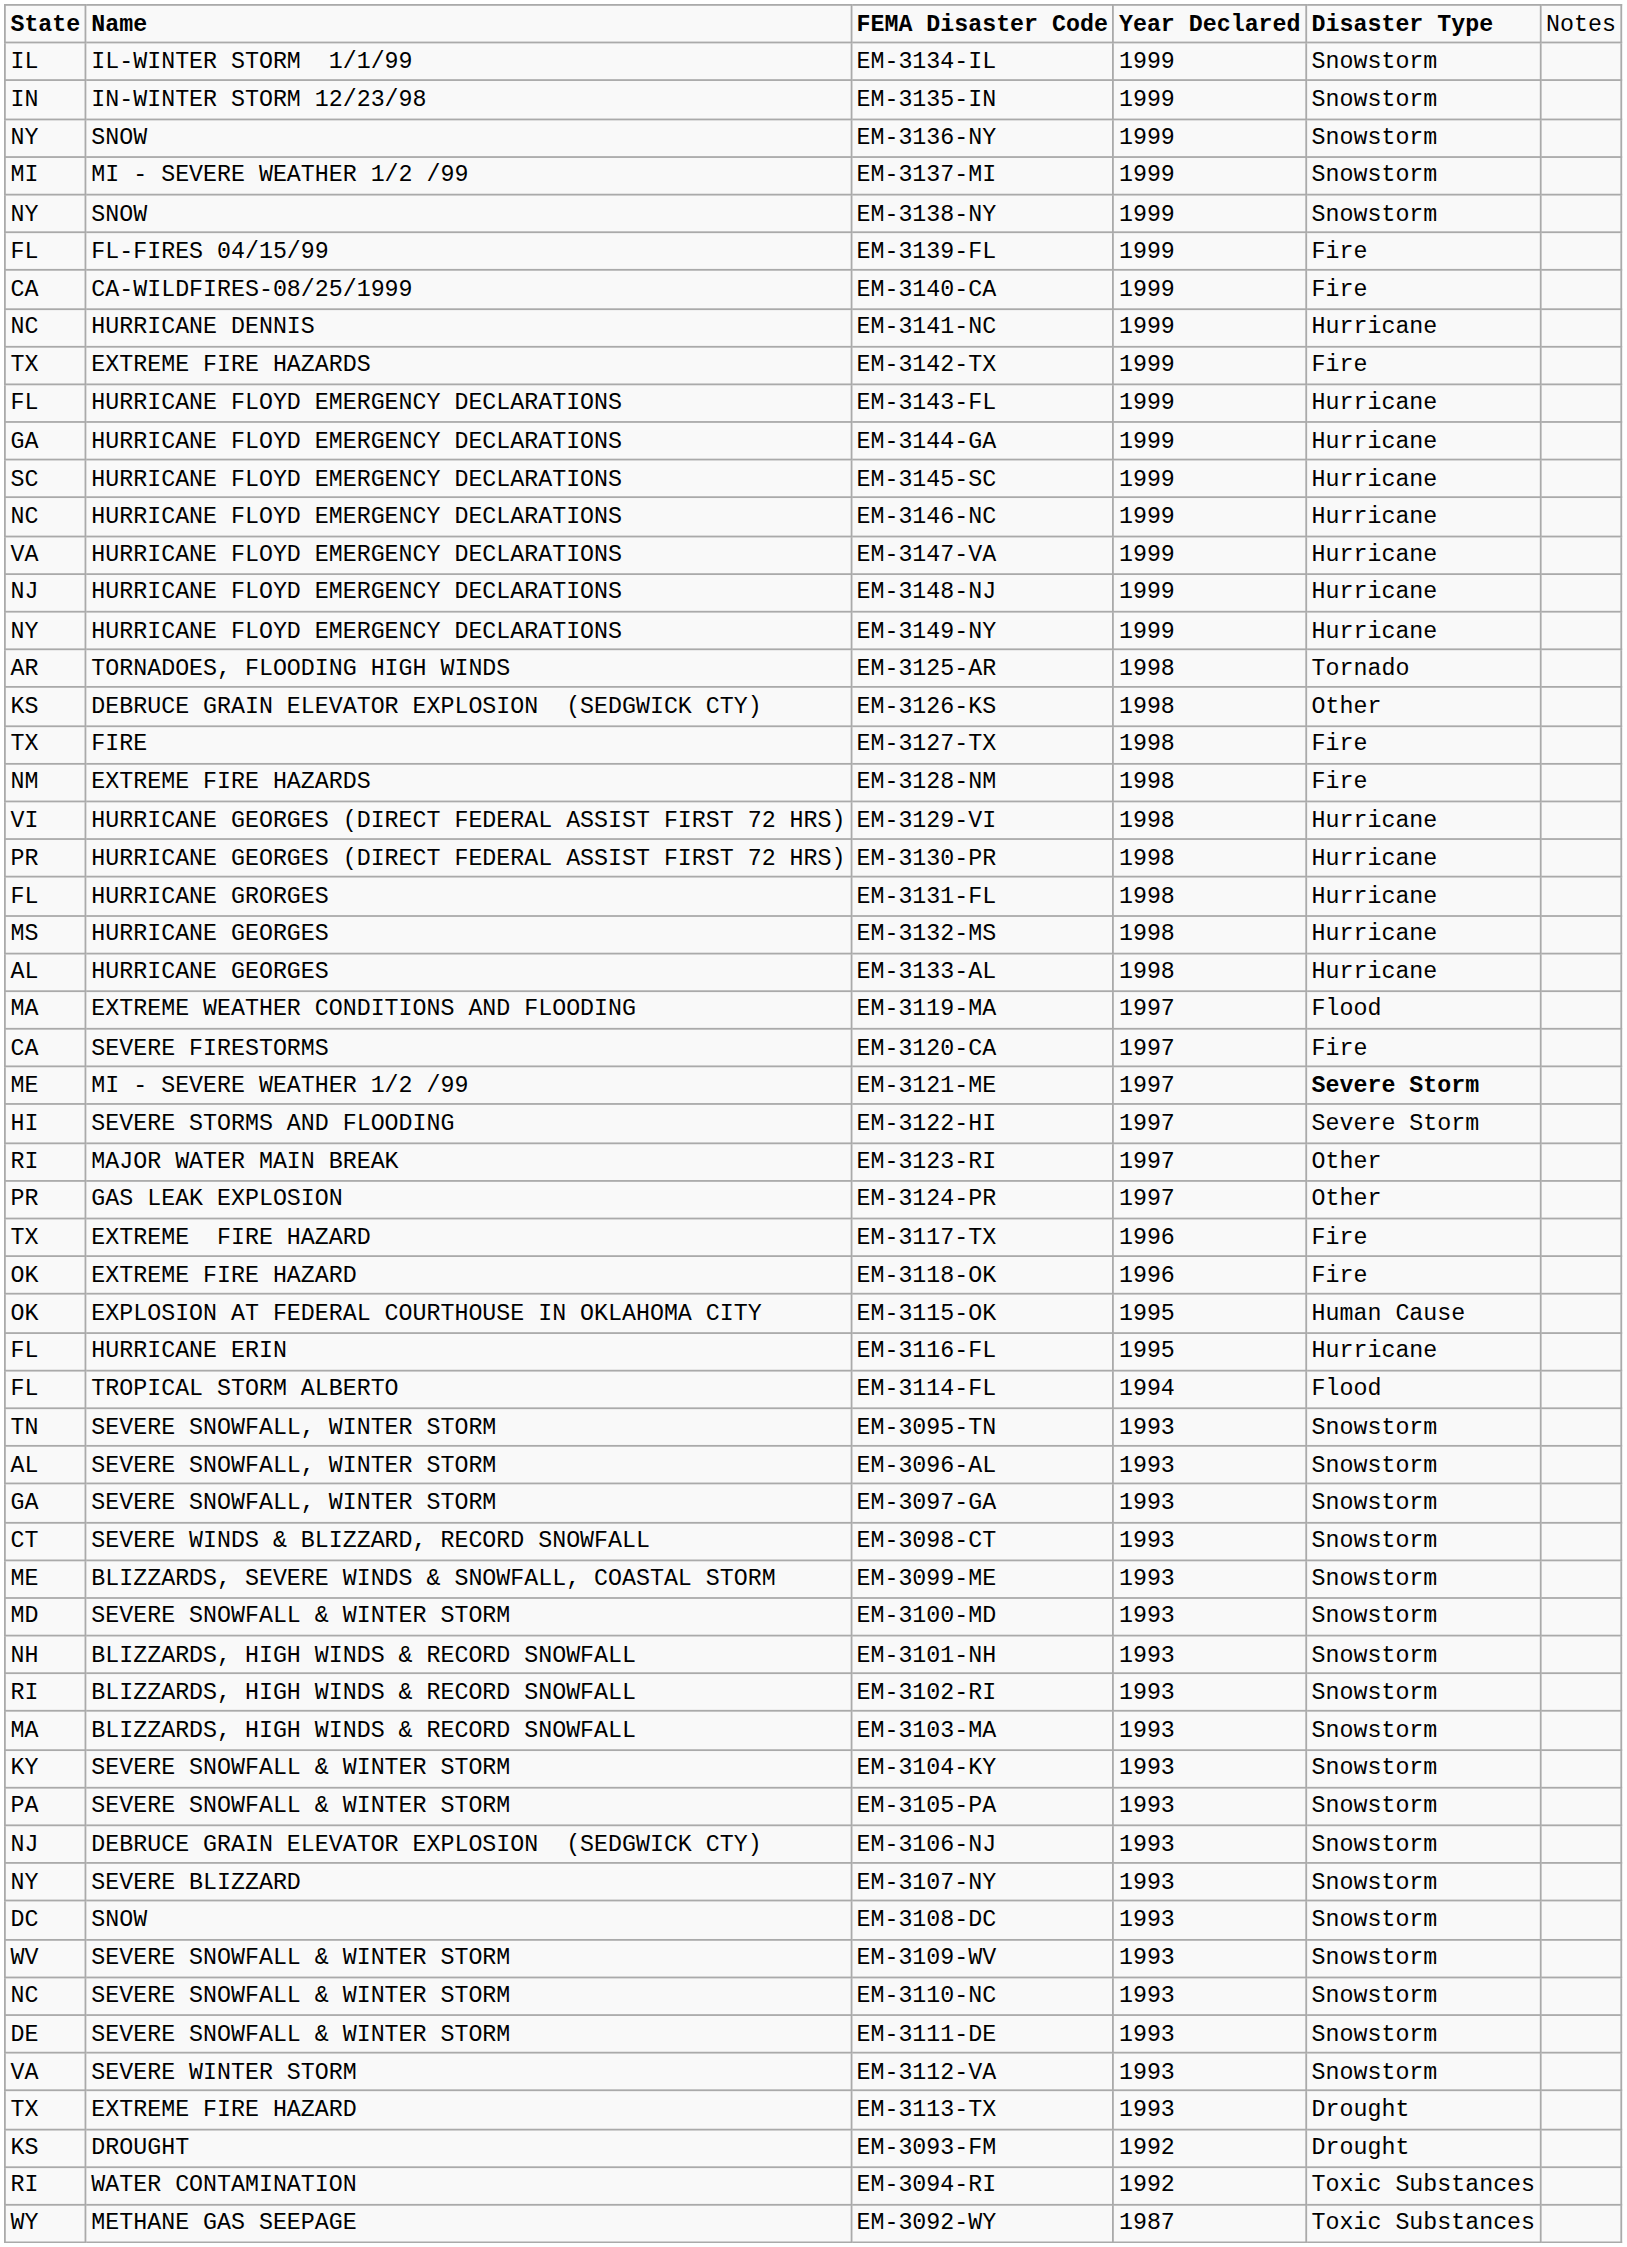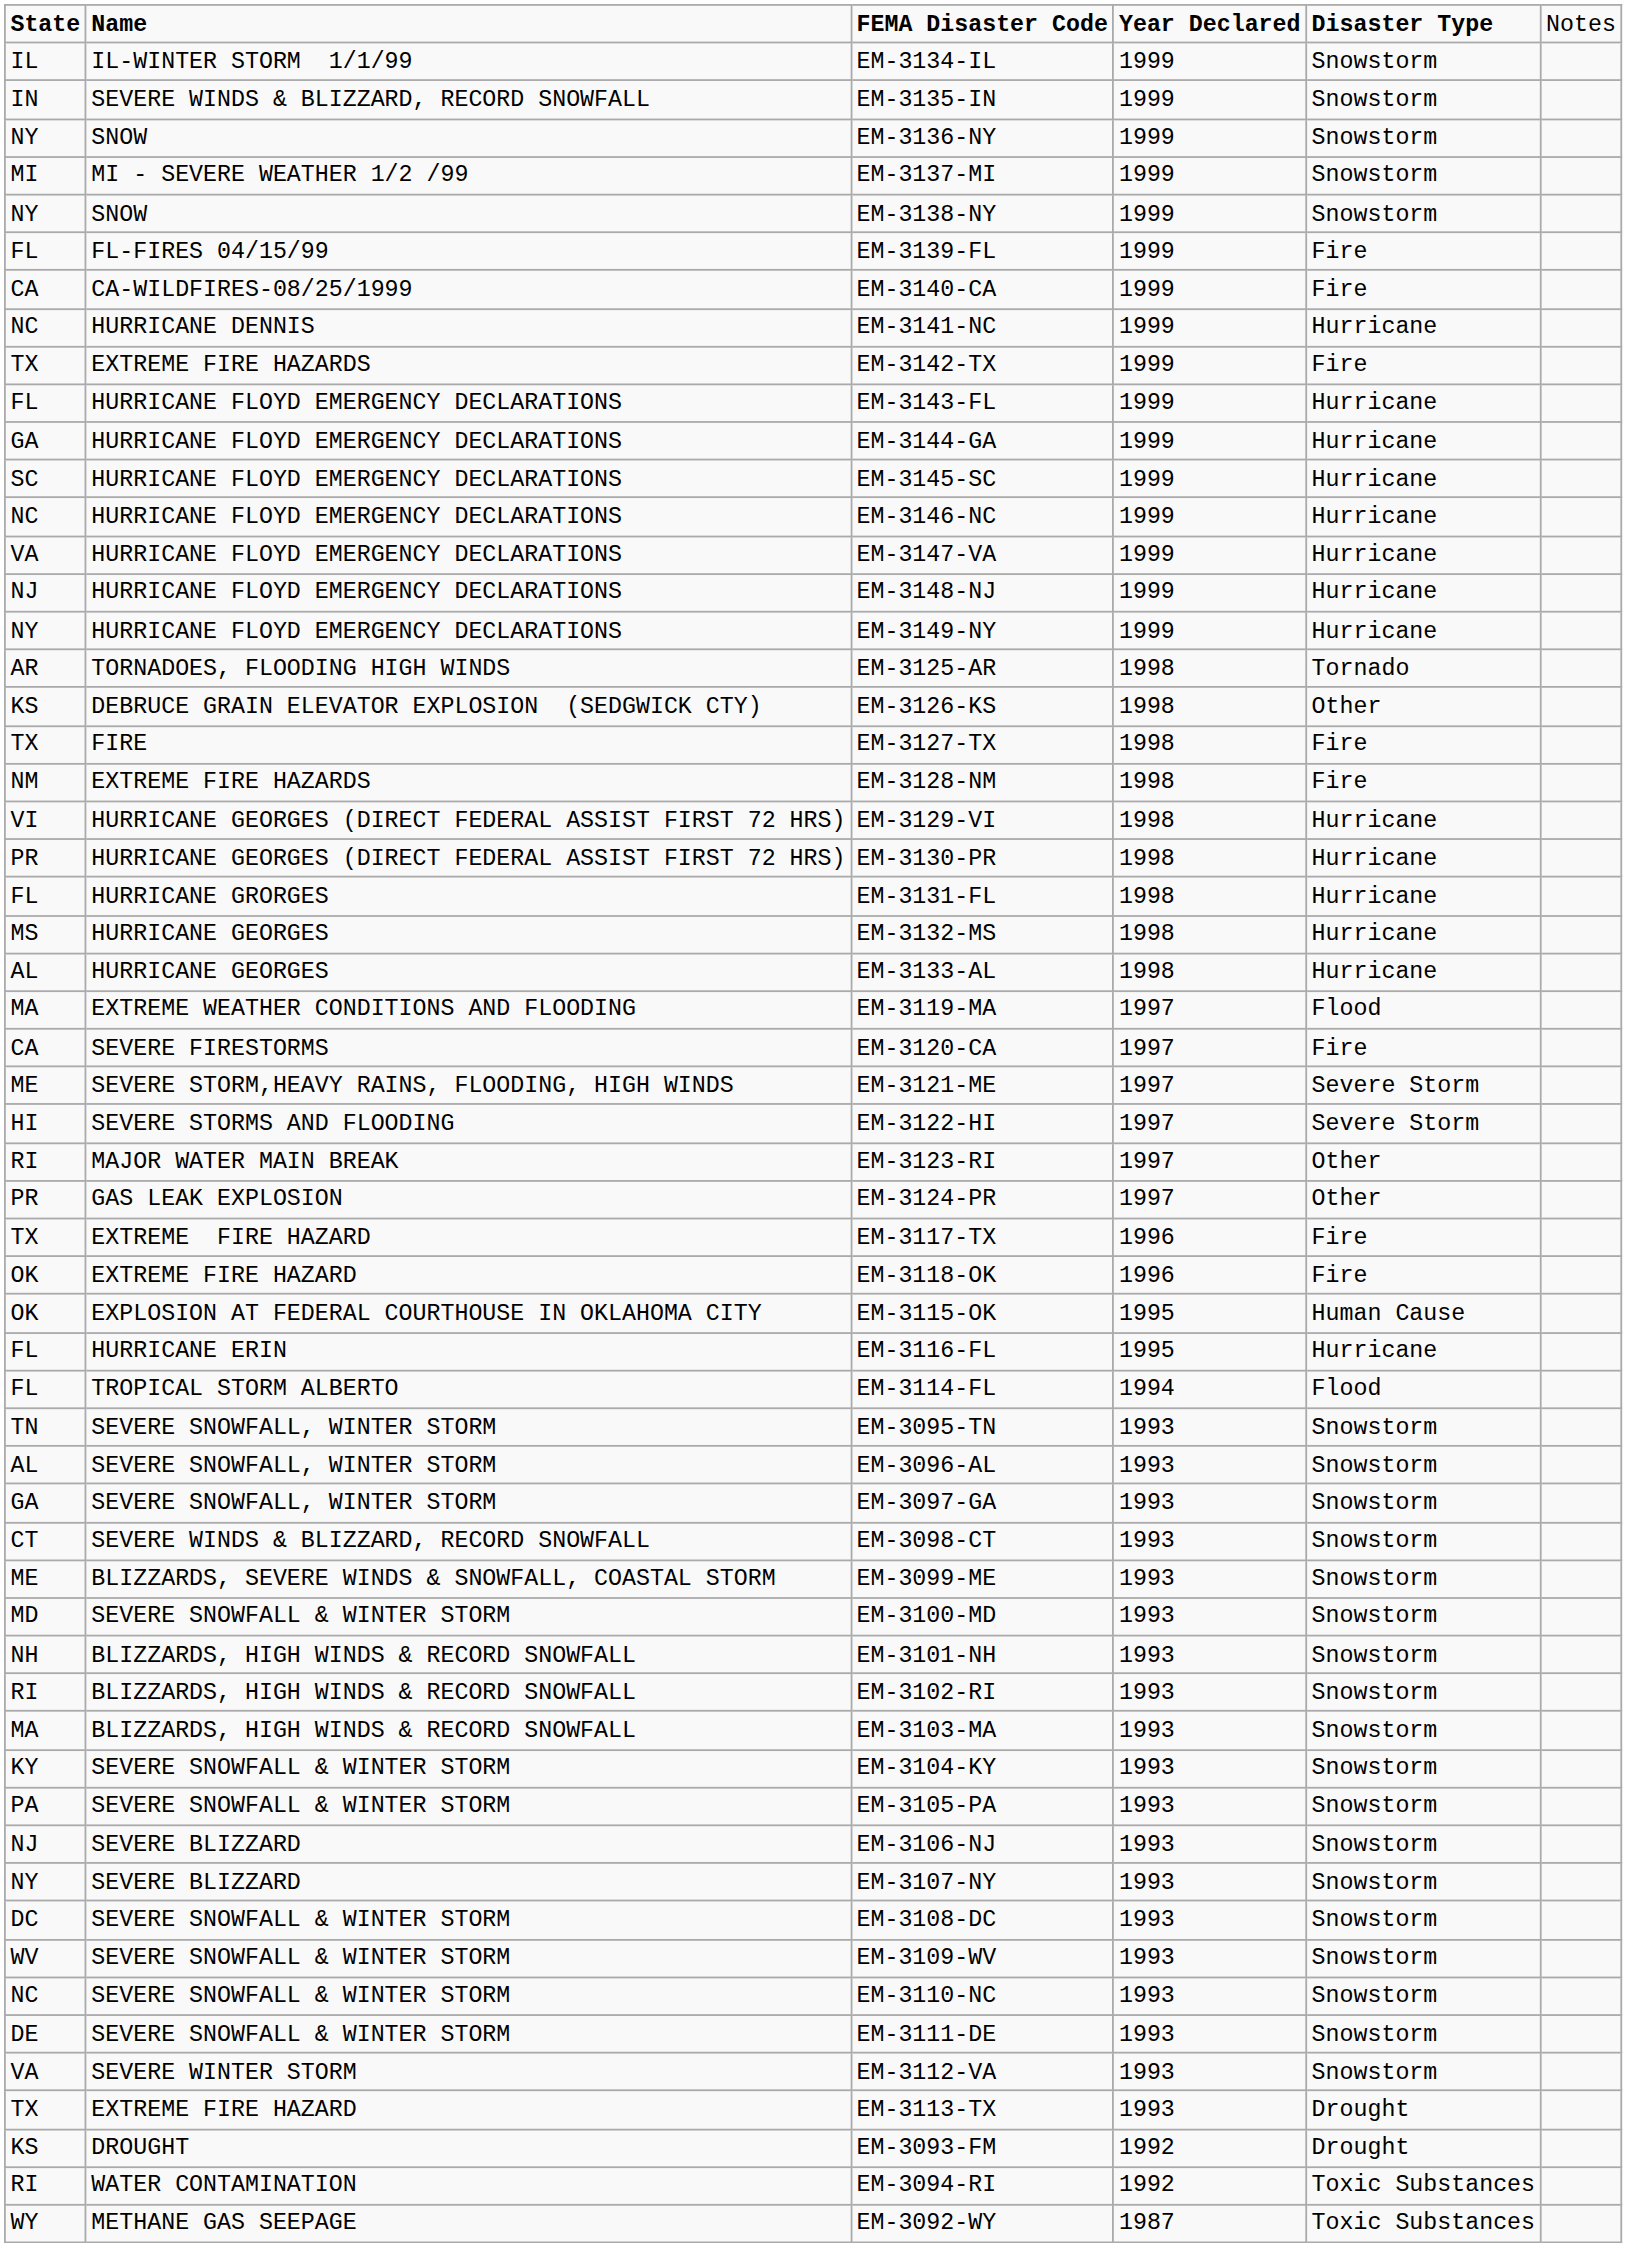(259, 100) IN-WINTER STORM 12/23/98 -> (371, 100) SEVERE WINDS & BLIZZARD, RECORD SNOWFALL
(280, 1086) MI - SEVERE WEATHER 1/2 /99 -> (413, 1086) SEVERE STORM,HEAVY RAINS, FLOODING, HIGH WINDS
(1395, 1086) bold -> (1395, 1086) normal
(426, 1844) DEBRUCE GRAIN ELEVATOR EXPLOSION (SEDGWICK CTY) -> (196, 1844) SEVERE BLIZZARD
(119, 1920) SNOW -> (301, 1920) SEVERE SNOWFALL & WINTER STORM
